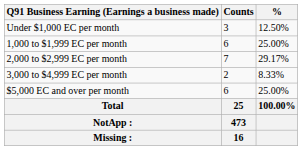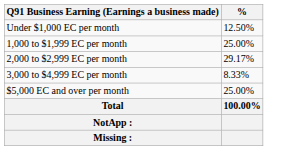- column: (239, 12)
